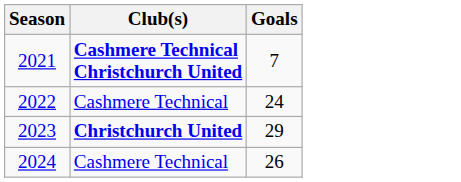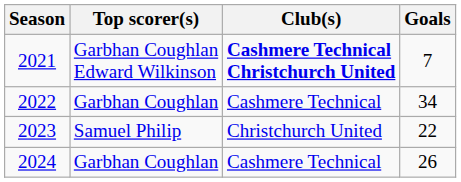+ column: (146, 19)
(274, 101) 24 -> (427, 101) 34
(158, 131) bold -> (304, 131) normal
(274, 131) 29 -> (427, 131) 22
